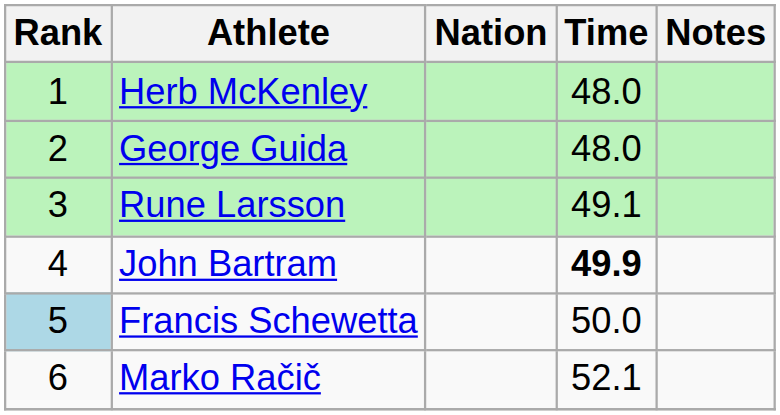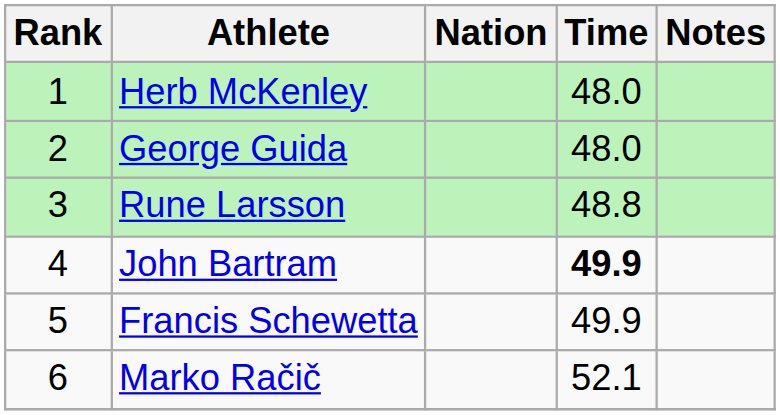(606, 206) 49.1 -> (606, 206) 48.8
(58, 321) lightblue background -> (58, 321) no background
(606, 321) 50.0 -> (606, 321) 49.9
